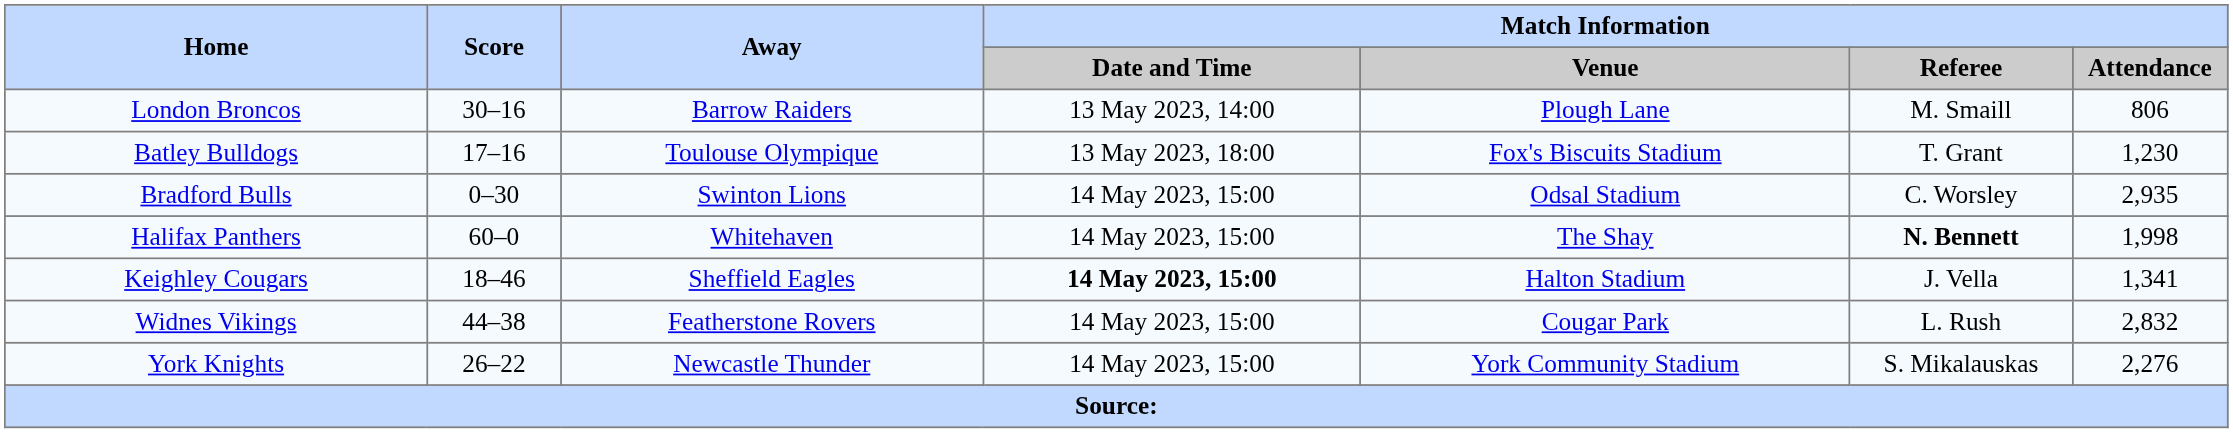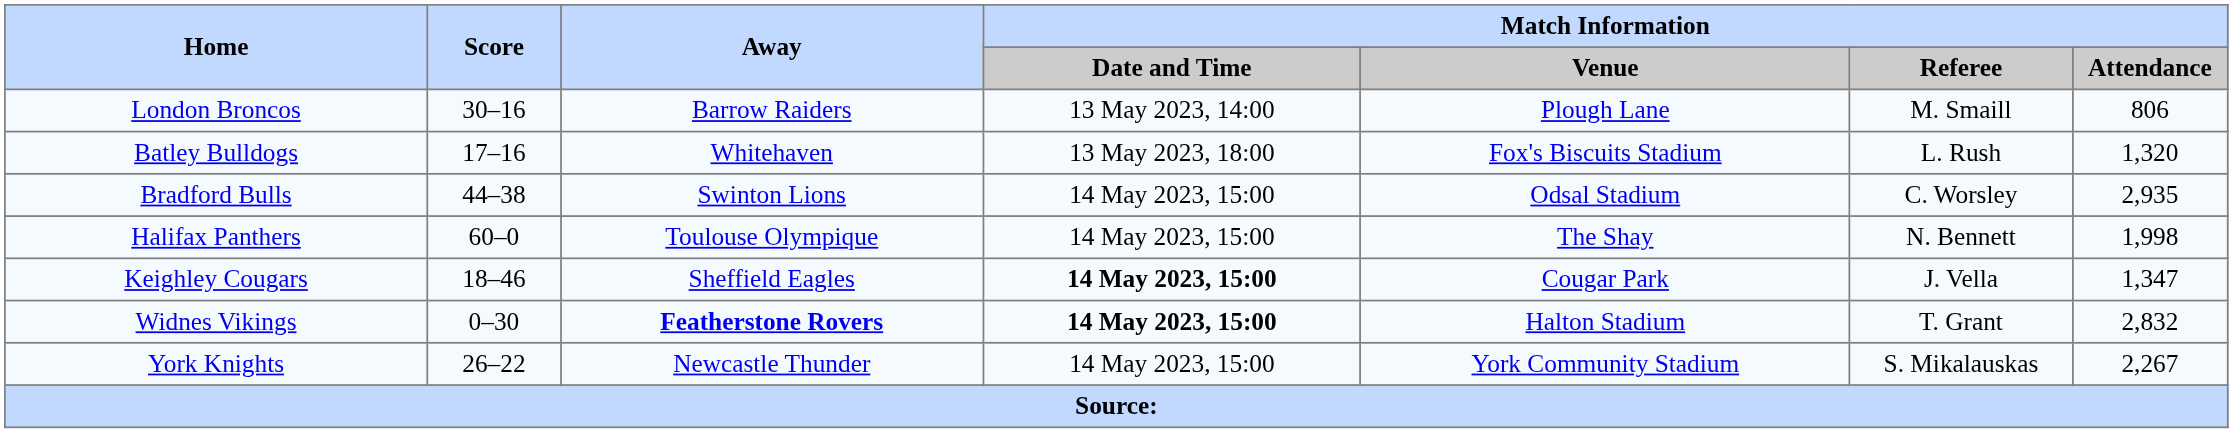(772, 152) Toulouse Olympique -> (772, 152) Whitehaven
(1961, 152) T. Grant -> (1961, 152) L. Rush
(2150, 152) 1,230 -> (2150, 152) 1,320
(494, 194) 0–30 -> (494, 194) 44–38
(772, 236) Whitehaven -> (772, 236) Toulouse Olympique
(1961, 236) bold -> (1961, 236) normal
(1605, 279) Halton Stadium -> (1605, 279) Cougar Park
(2150, 279) 1,341 -> (2150, 279) 1,347
(494, 321) 44–38 -> (494, 321) 0–30
(772, 321) normal -> (772, 321) bold
(1172, 321) normal -> (1172, 321) bold
(1605, 321) Cougar Park -> (1605, 321) Halton Stadium
(1961, 321) L. Rush -> (1961, 321) T. Grant
(2150, 363) 2,276 -> (2150, 363) 2,267
